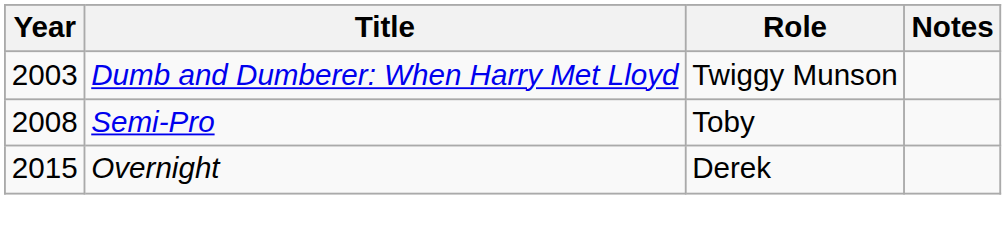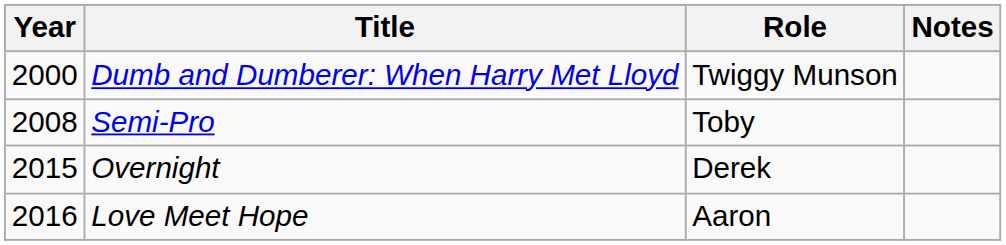(45, 74) 2003 -> (45, 74) 2000
+ row: (200, 215)
